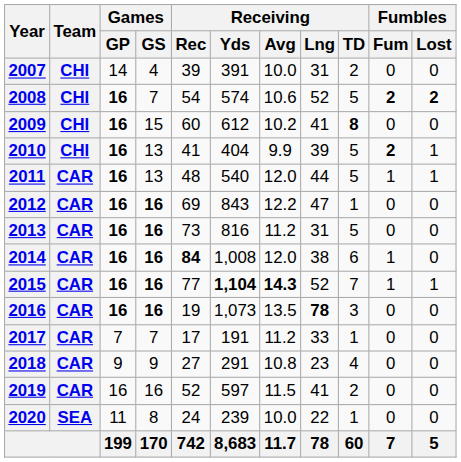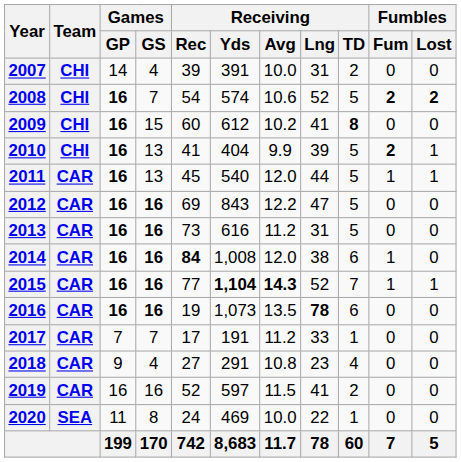(191, 177) 48 -> (191, 177) 45
(354, 204) 1 -> (354, 204) 5
(235, 230) 816 -> (235, 230) 616
(354, 310) 3 -> (354, 310) 6
(154, 364) 9 -> (154, 364) 4
(235, 417) 239 -> (235, 417) 469
